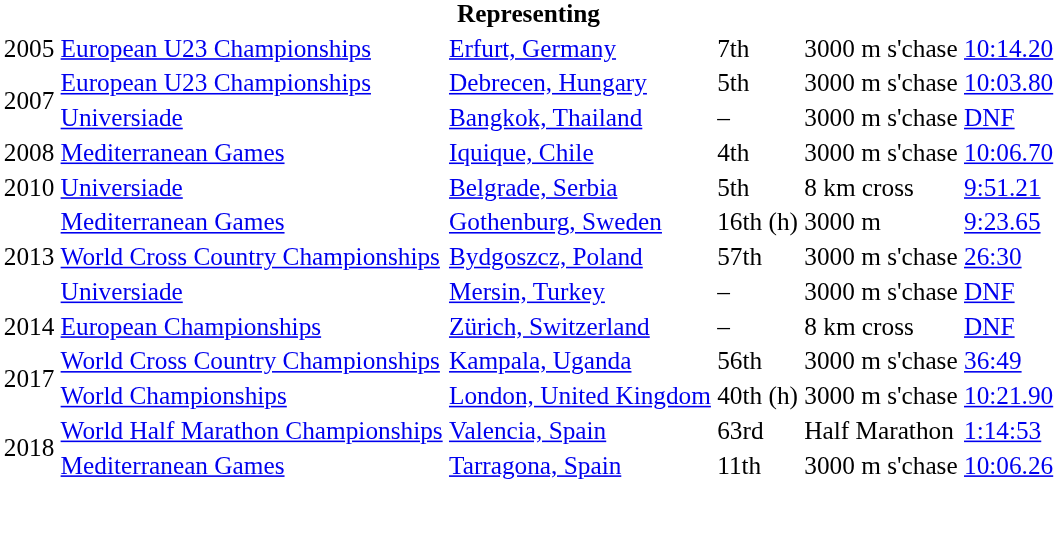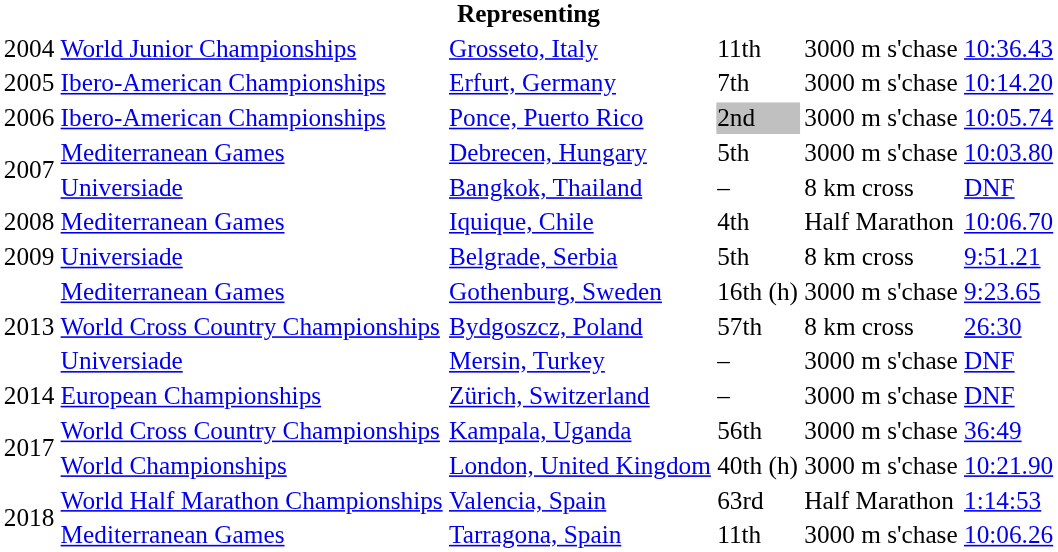+ row: (523, 48)
(216, 48) European U23 Championships -> (223, 83) Ibero-American Championships
+ row: (546, 117)
(216, 83) European U23 Championships -> (173, 152) Mediterranean Games
(881, 117) 3000 m s'chase -> (859, 187) 8 km cross
(881, 152) 3000 m s'chase -> (879, 222) Half Marathon
(29, 187) 2010 -> (29, 256) 2009
(843, 222) 3000 m -> (881, 291) 3000 m s'chase
(881, 256) 3000 m s'chase -> (859, 326) 8 km cross
(859, 326) 8 km cross -> (881, 396) 3000 m s'chase
